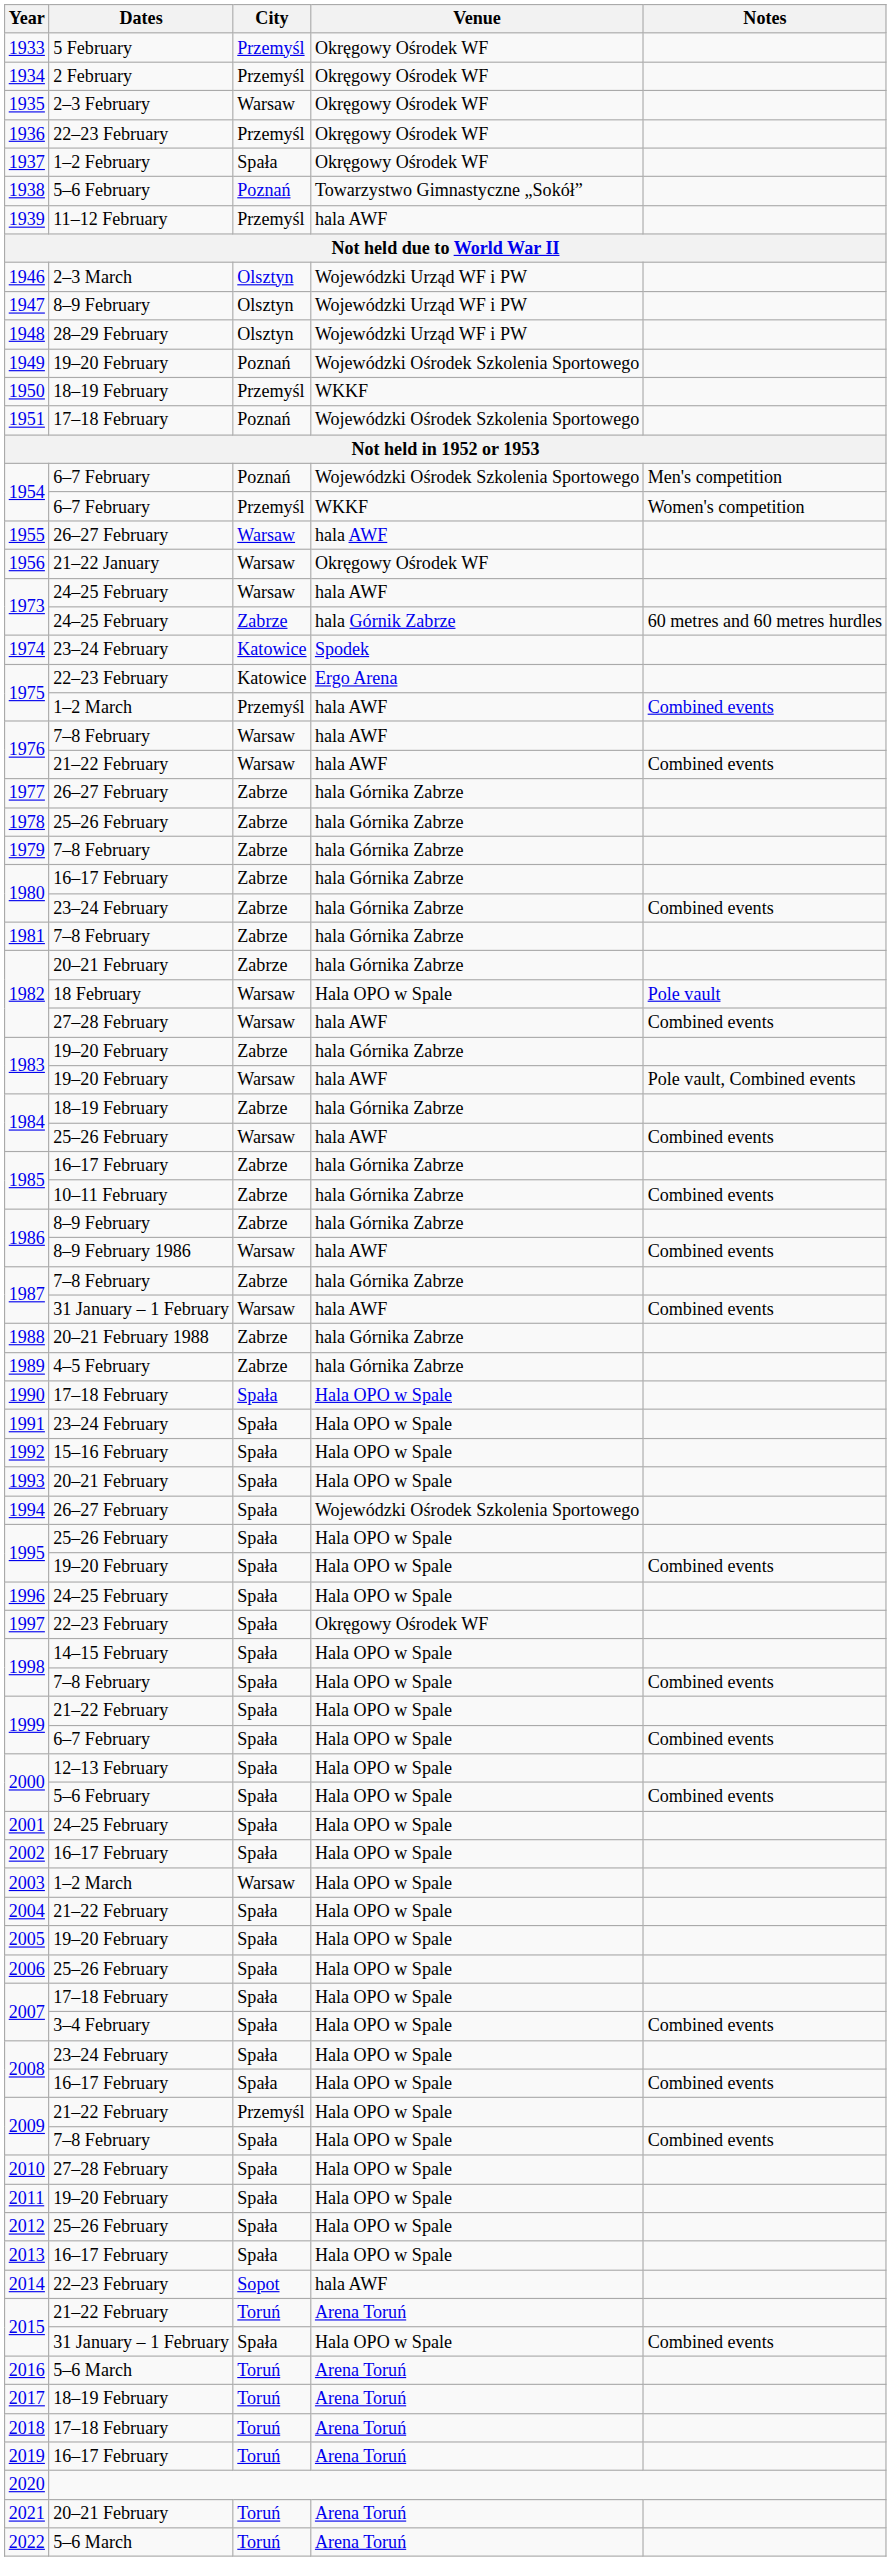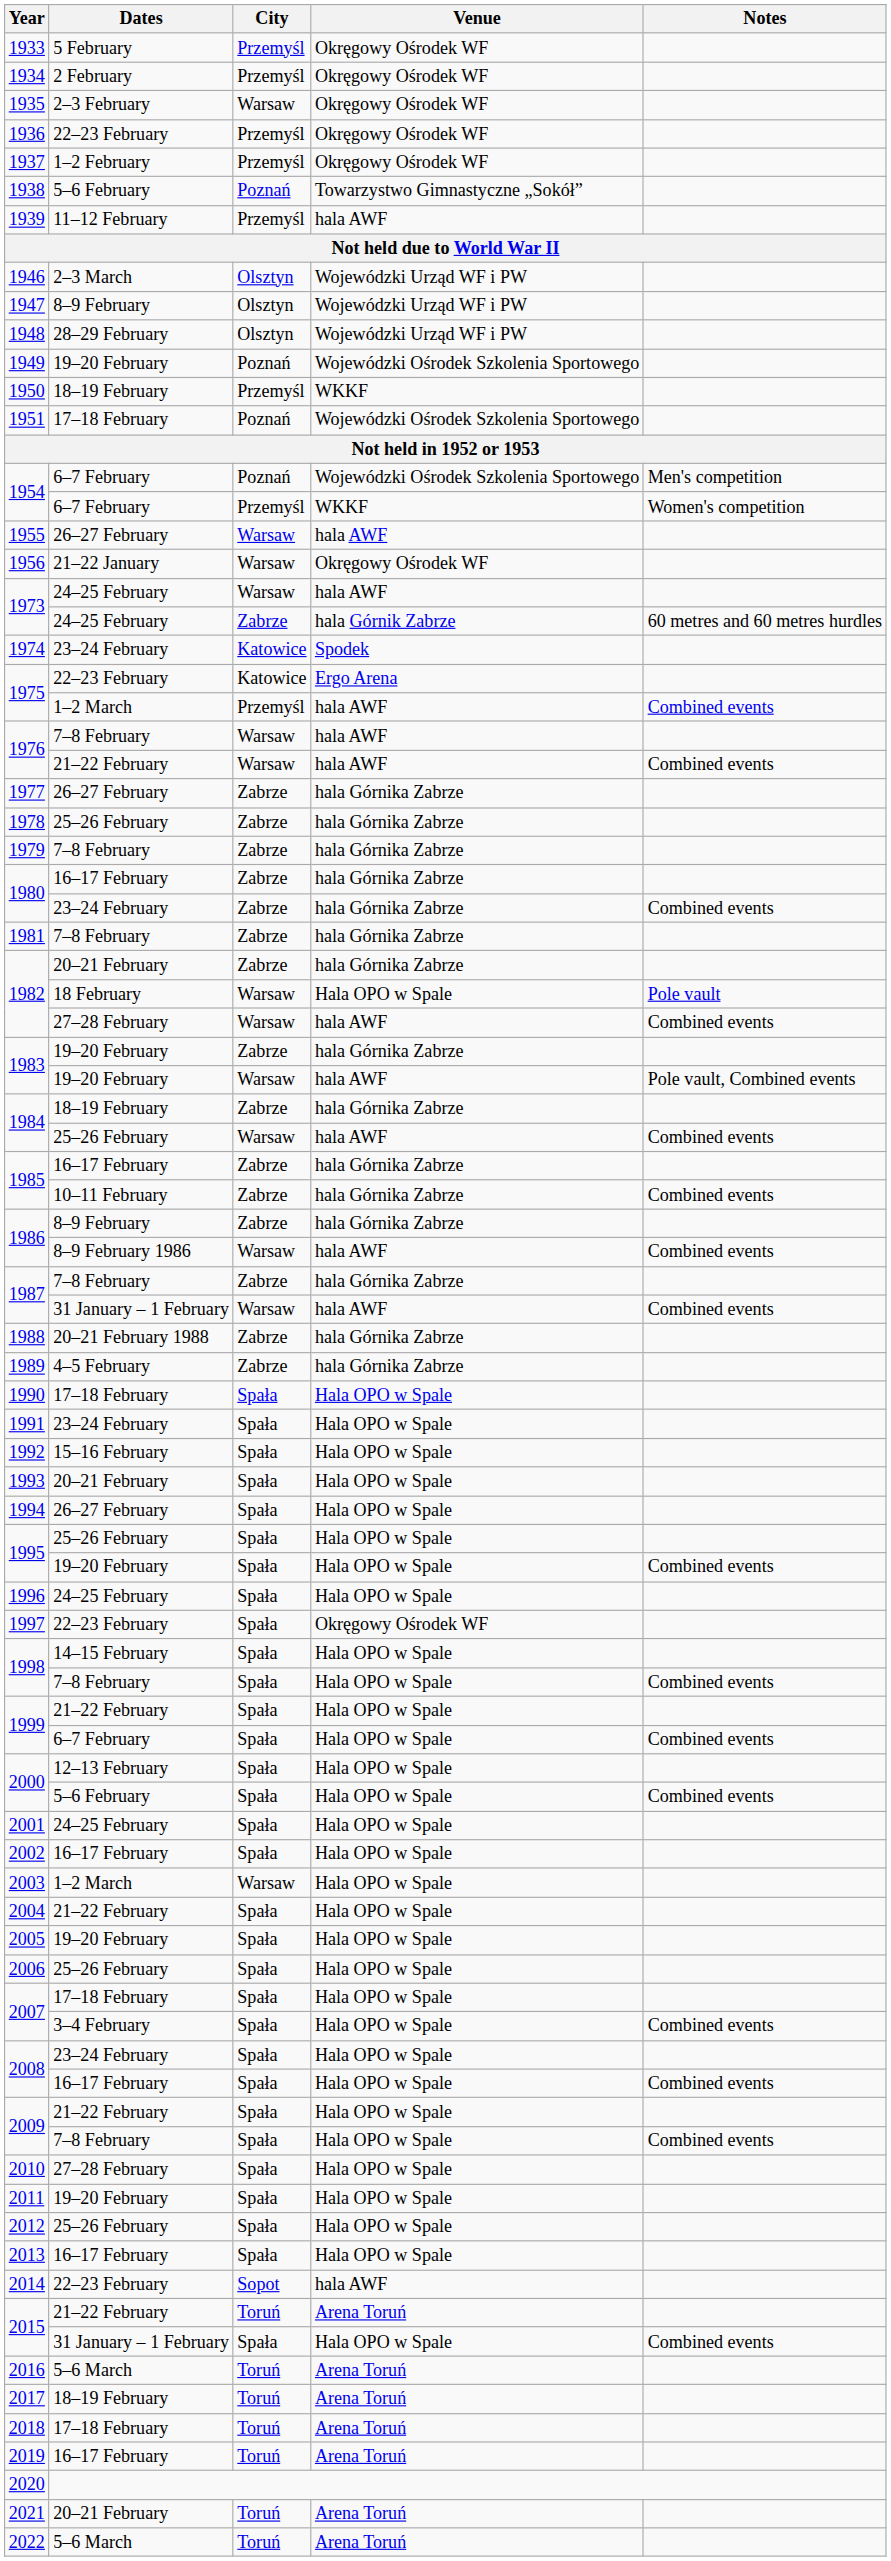(257, 162) Spała -> (271, 162) Przemyśl
(477, 1509) Wojewódzki Ośrodek Szkolenia Sportowego -> (383, 1509) Hala OPO w Spale
(271, 2112) Przemyśl -> (257, 2112) Spała
